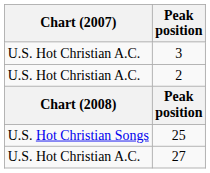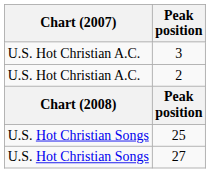(74, 157) U.S. Hot Christian A.C. -> (78, 157) U.S. Hot Christian Songs
